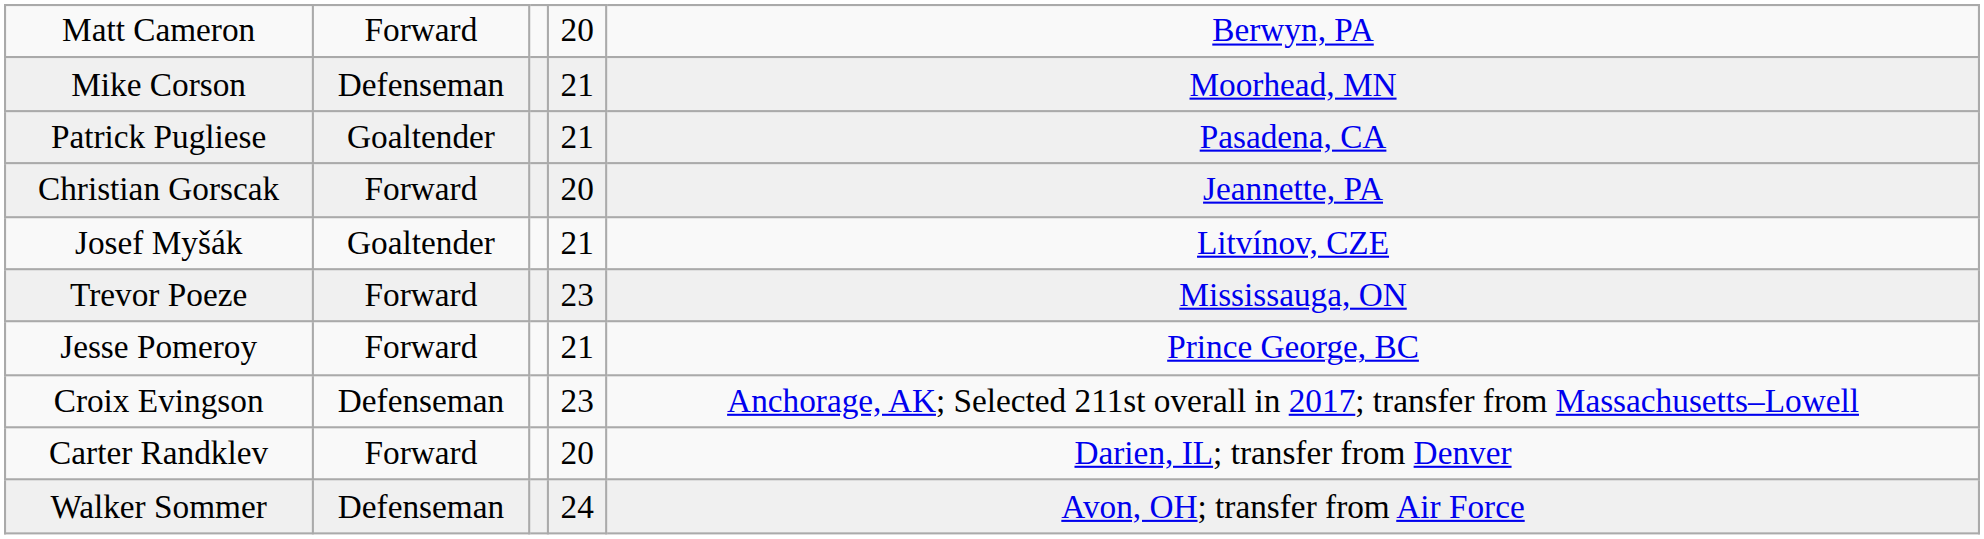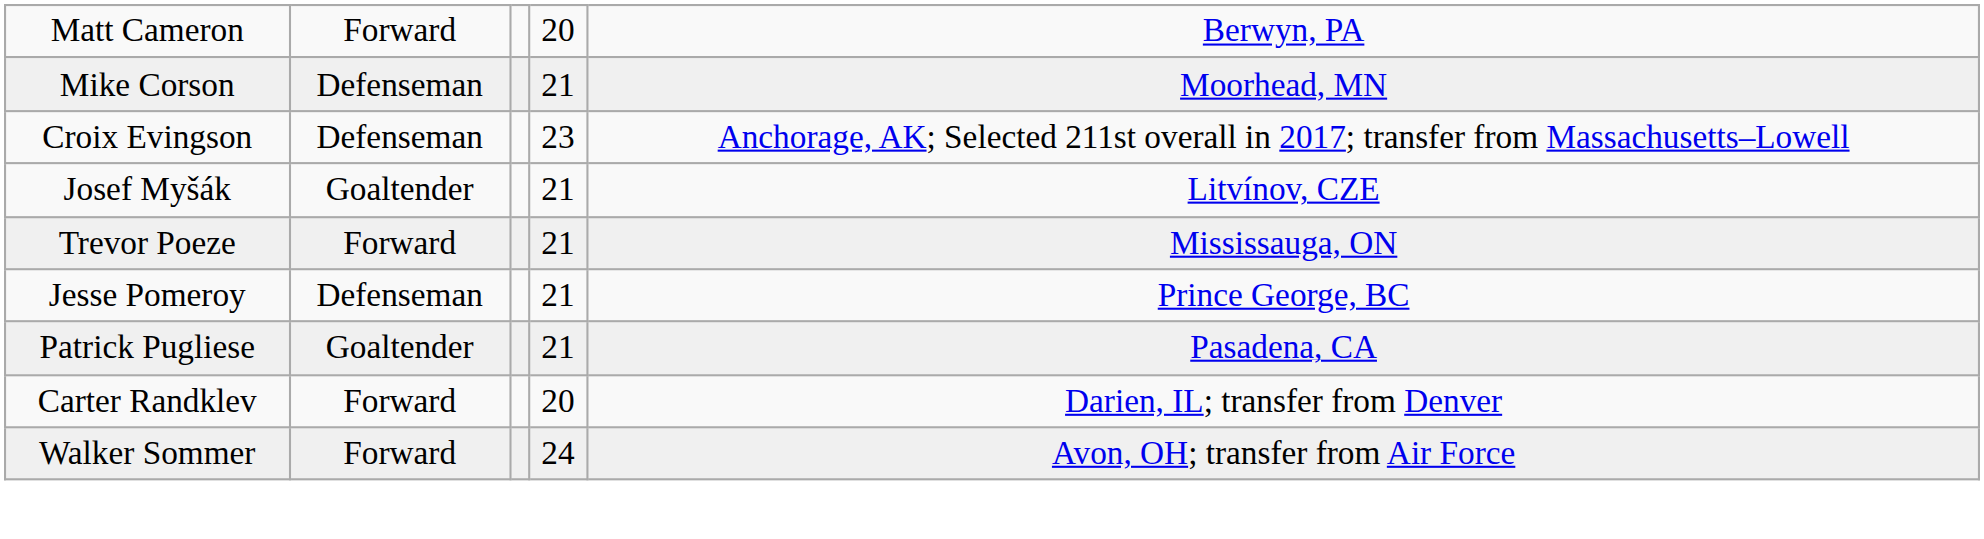rows swapped: (159, 400) <-> (159, 136)
- row: (159, 189)
(577, 294) 23 -> (558, 242) 21
(421, 347) Forward -> (400, 294) Defenseman
(421, 505) Defenseman -> (400, 453) Forward
